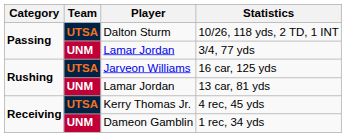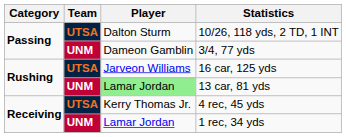(139, 50) Lamar Jordan -> (148, 50) Dameon Gamblin
(139, 86) no background -> (139, 86) lightgreen background
(148, 123) Dameon Gamblin -> (139, 123) Lamar Jordan
